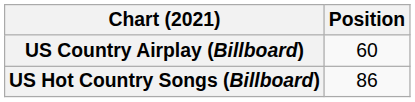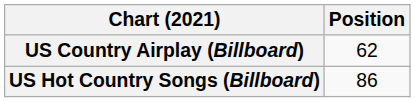(367, 50) 60 -> (367, 50) 62
